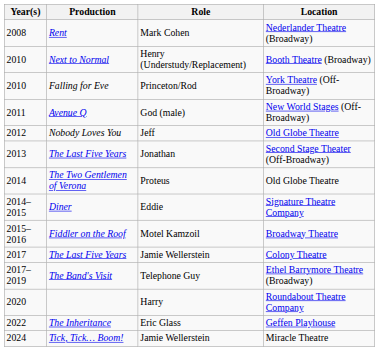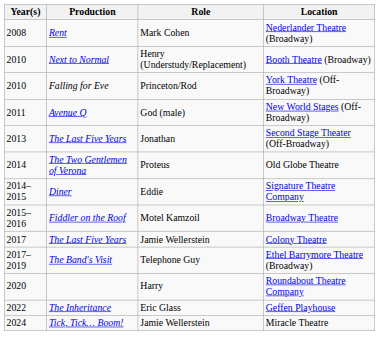- row: (85, 133)
